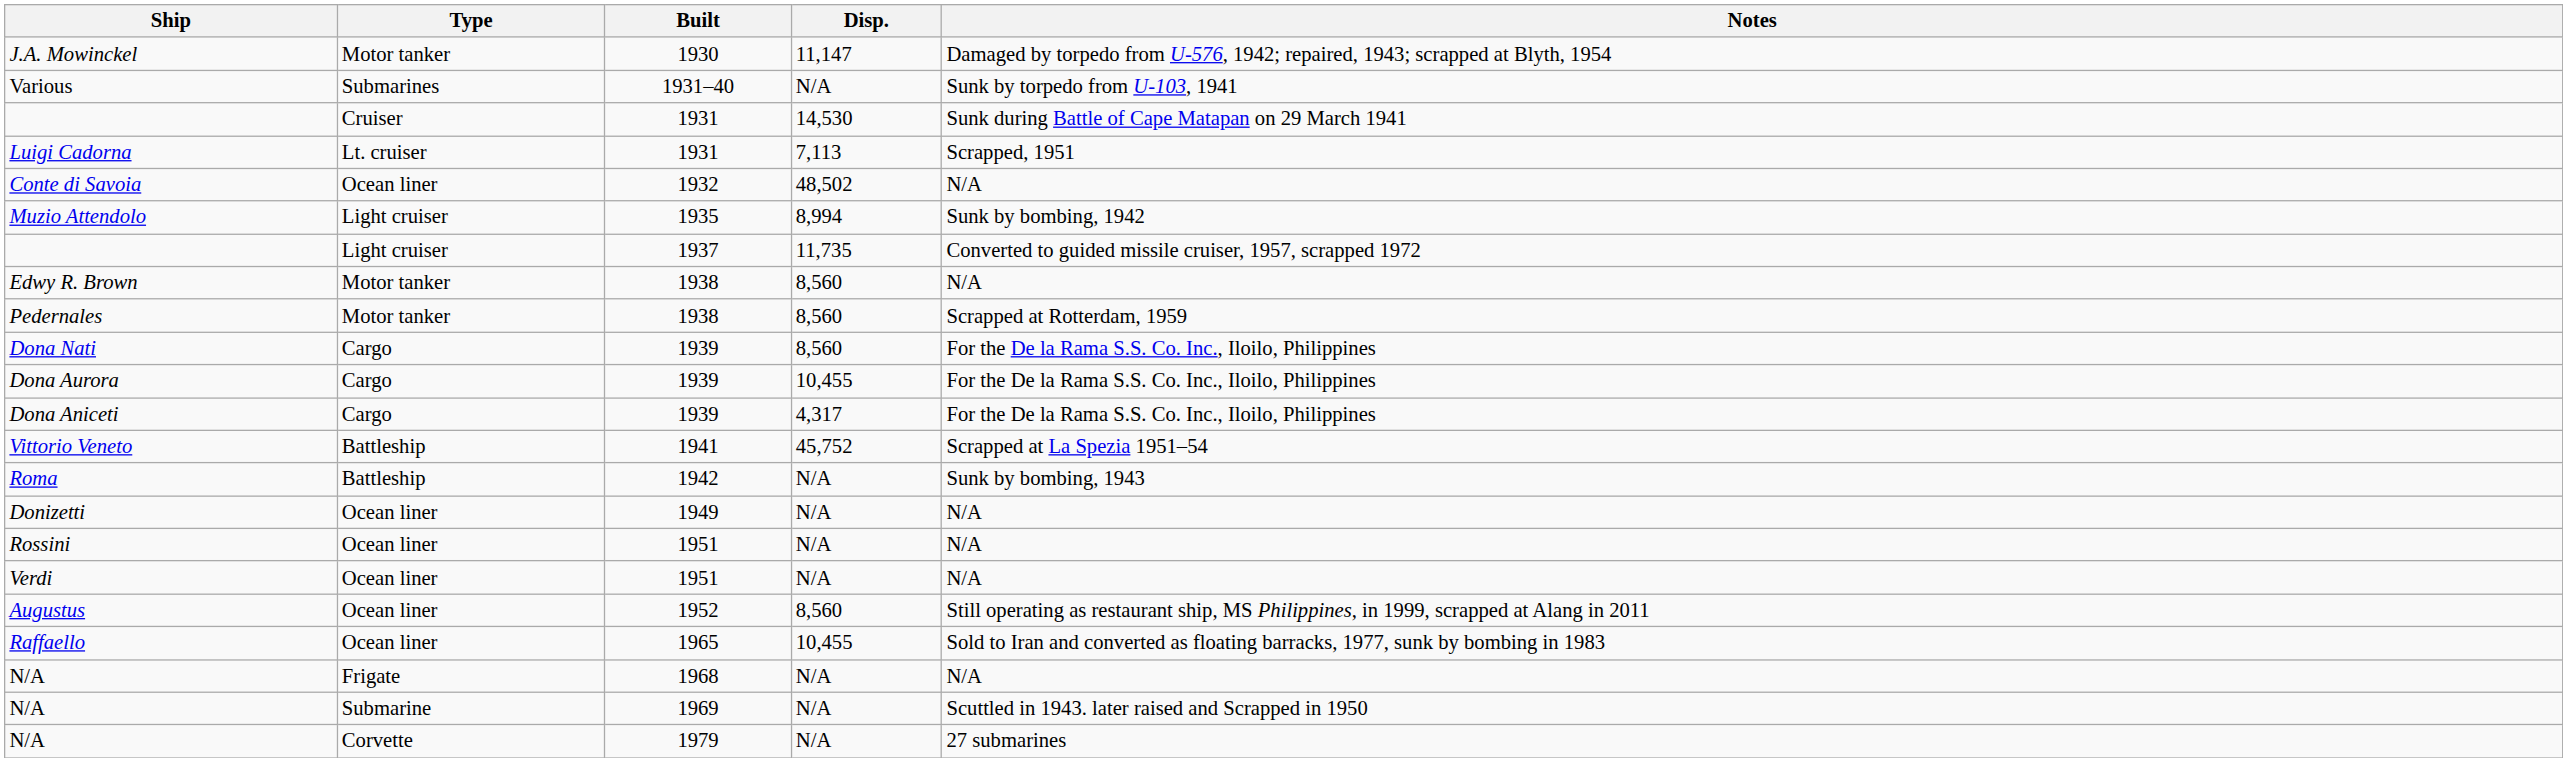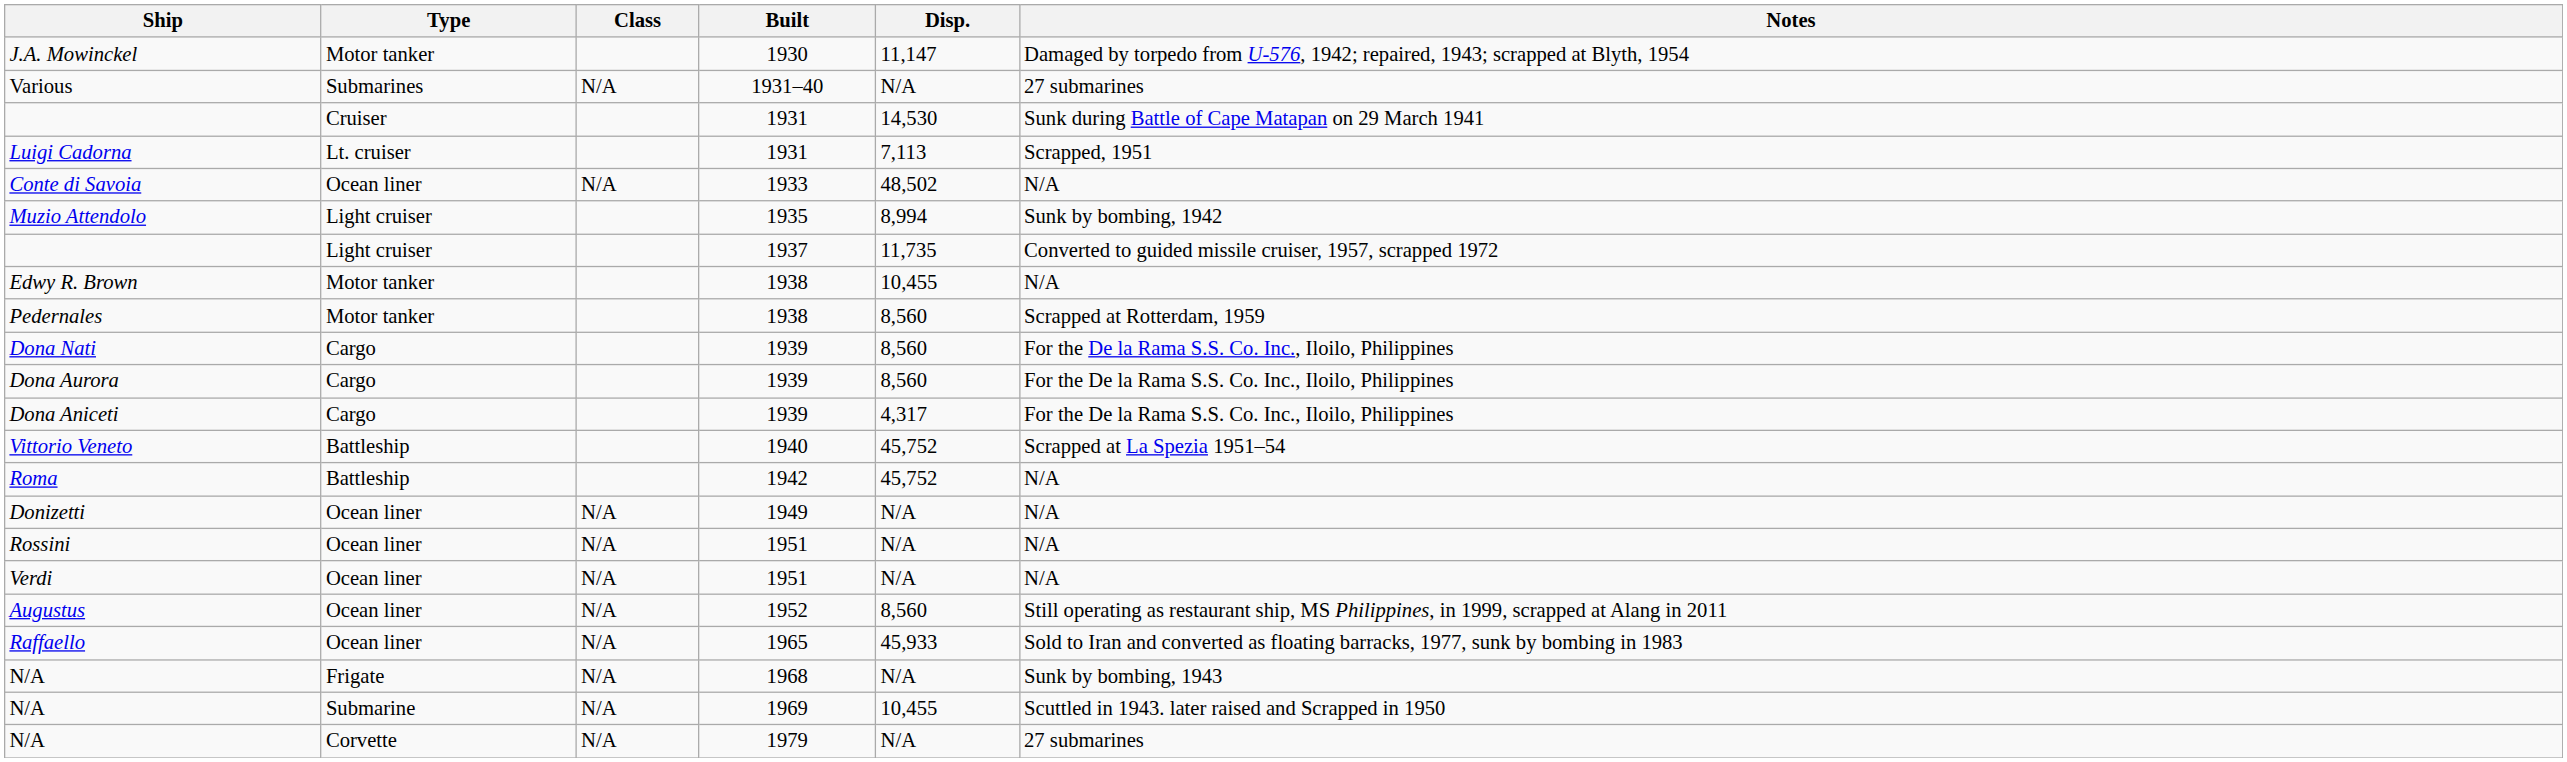+ column: (638, 20)
(1092, 86) Sunk by torpedo from U-103, 1941 -> (1084, 86) 27 submarines
(698, 184) 1932 -> (787, 184) 1933
(819, 282) 8,560 -> (909, 282) 10,455
(824, 380) 10,455 -> (904, 380) 8,560
(698, 446) 1941 -> (787, 446) 1940
(814, 479) N/A -> (909, 479) 45,752
(1046, 479) Sunk by bombing, 1943 -> (1042, 479) N/A
(824, 642) 10,455 -> (909, 642) 45,933
(964, 675) N/A -> (1123, 675) Sunk by bombing, 1943
(814, 708) N/A -> (909, 708) 10,455
